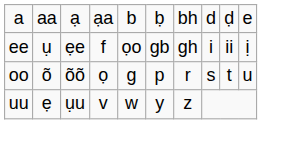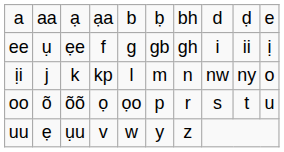(131, 47) ọo -> (131, 47) g
+ row: (19, 75)
(131, 75) g -> (131, 103) ọo
